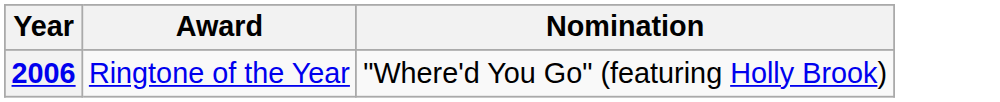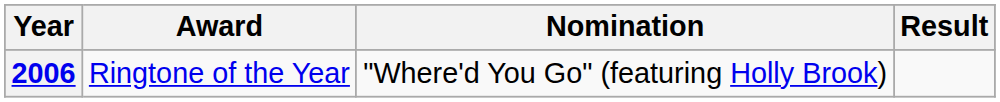+ column: (944, 27)
